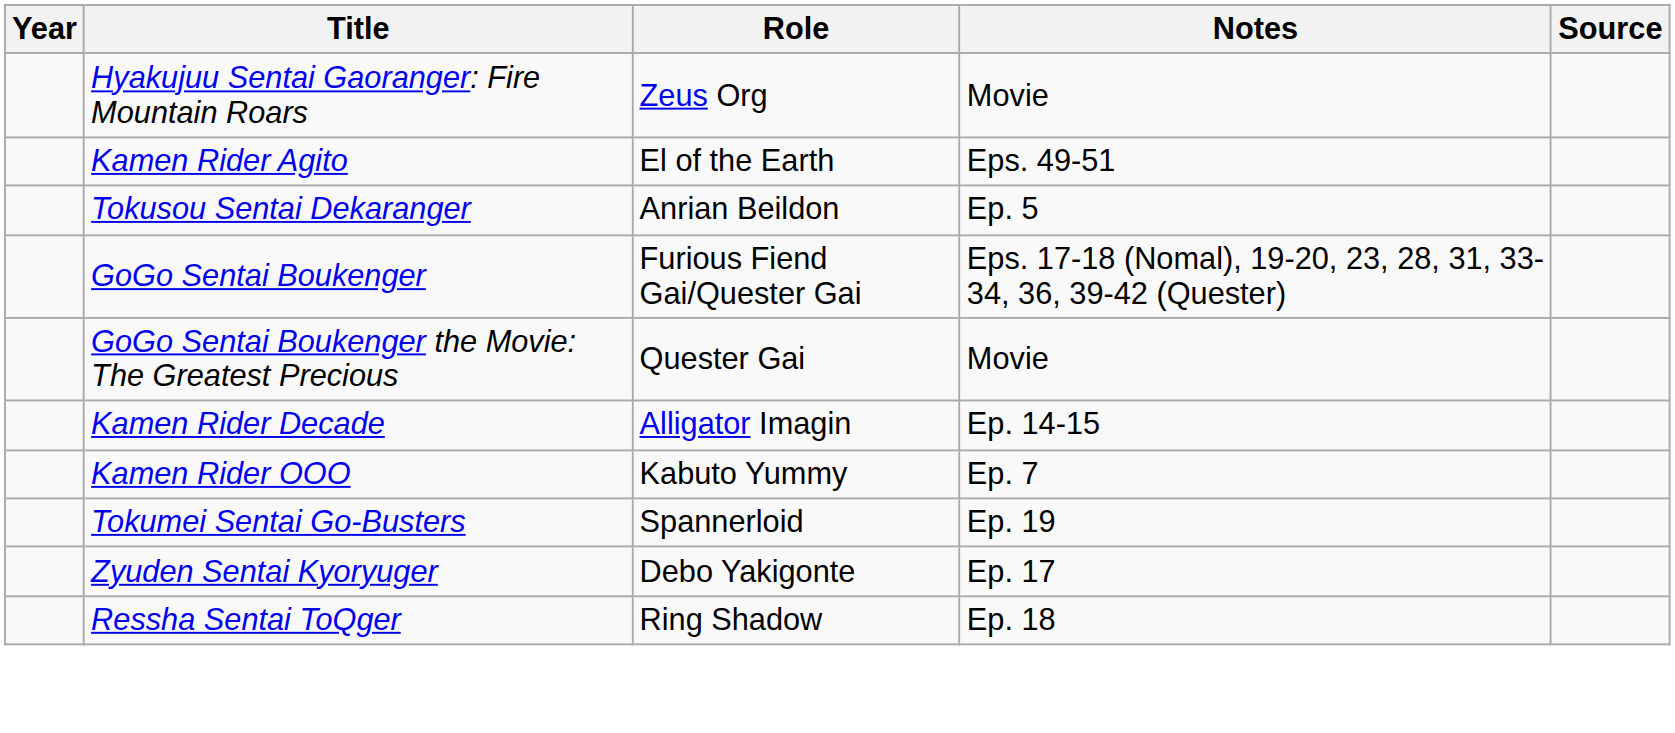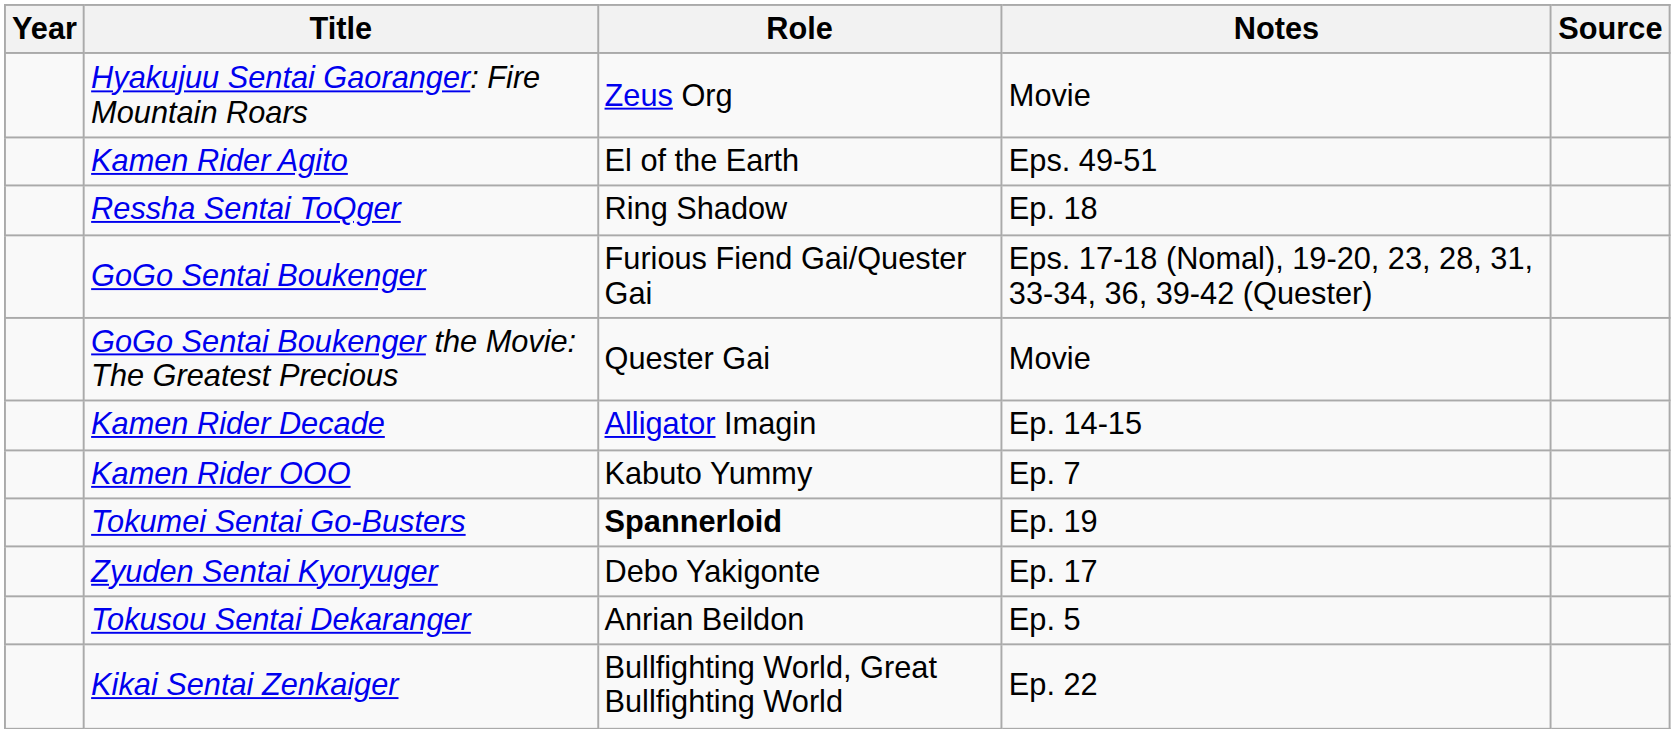rows swapped: (281, 209) <-> (246, 619)
(722, 522) normal -> (693, 522) bold
+ row: (245, 685)
